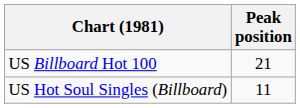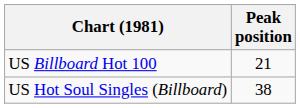(263, 90) 11 -> (263, 90) 38
